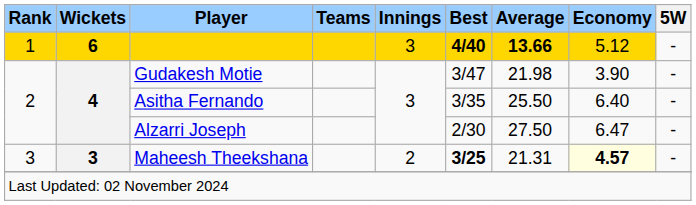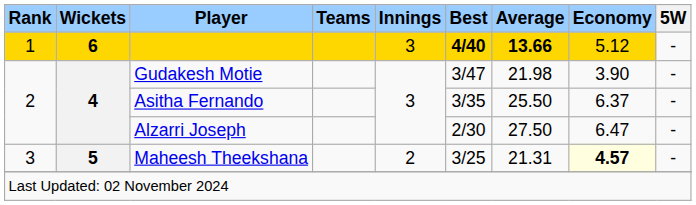(612, 102) 6.40 -> (612, 102) 6.37
(93, 158) 3 -> (93, 158) 5
(469, 158) bold -> (469, 158) normal
